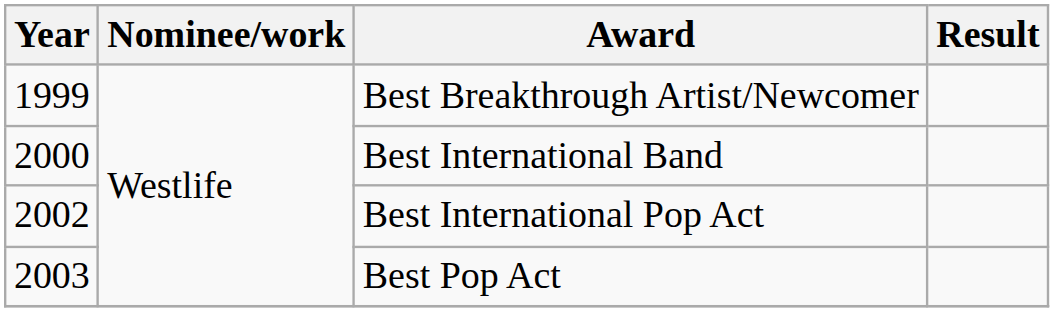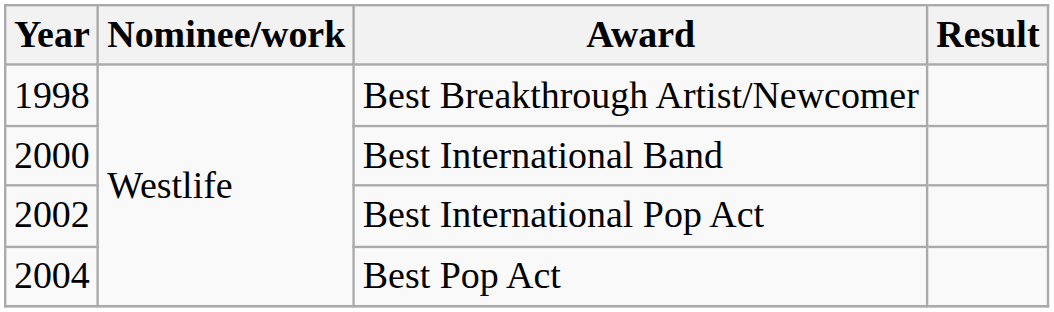(52, 94) 1999 -> (52, 94) 1998
(52, 275) 2003 -> (52, 275) 2004
